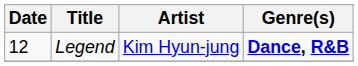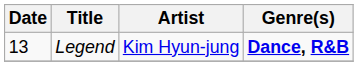(19, 46) 12 -> (19, 46) 13
